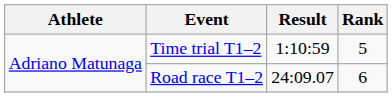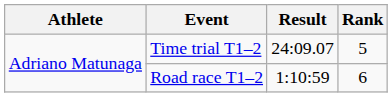(303, 48) 1:10:59 -> (303, 48) 24:09.07
(303, 77) 24:09.07 -> (303, 77) 1:10:59
